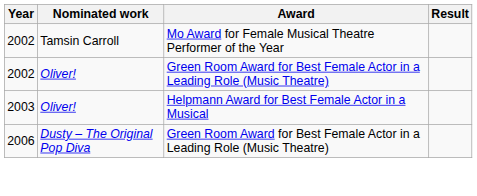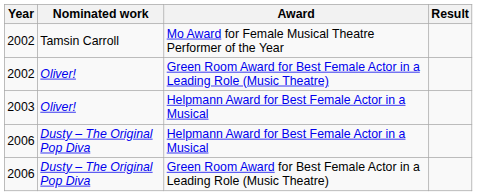+ row: (21, 140)
